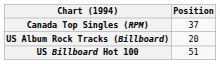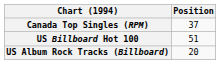rows swapped: (88, 53) <-> (88, 39)
